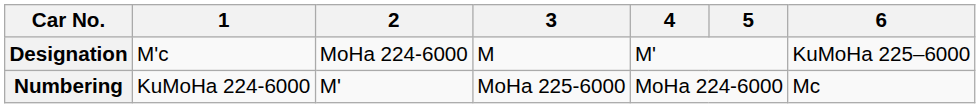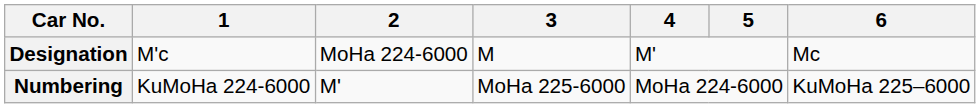(881, 53) KuMoHa 225–6000 -> (806, 53) Mc
(806, 86) Mc -> (881, 86) KuMoHa 225–6000
